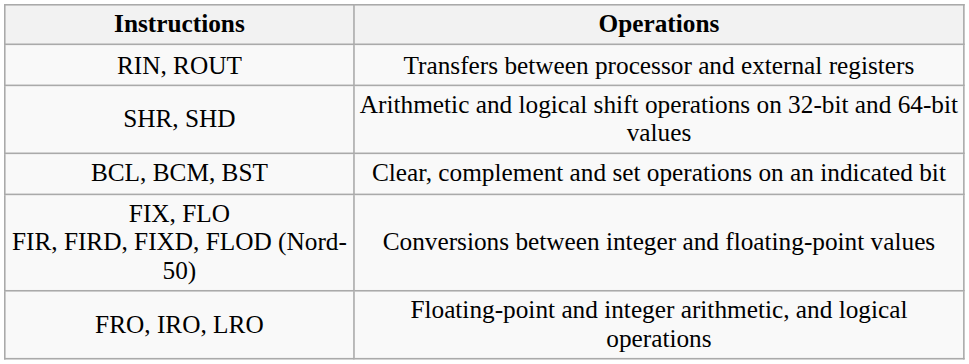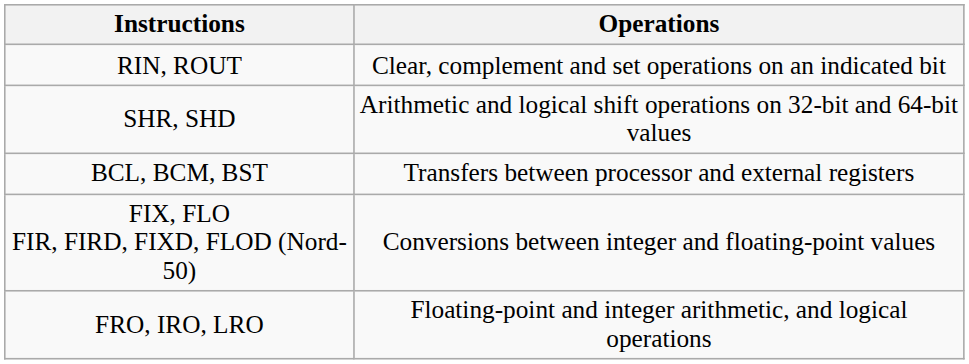(659, 64) Transfers between processor and external registers -> (659, 64) Clear, complement and set operations on an indicated bit
(659, 173) Clear, complement and set operations on an indicated bit -> (659, 173) Transfers between processor and external registers
